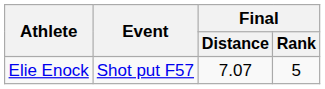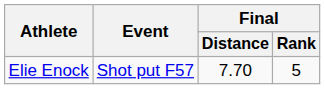(235, 71) 7.07 -> (235, 71) 7.70
